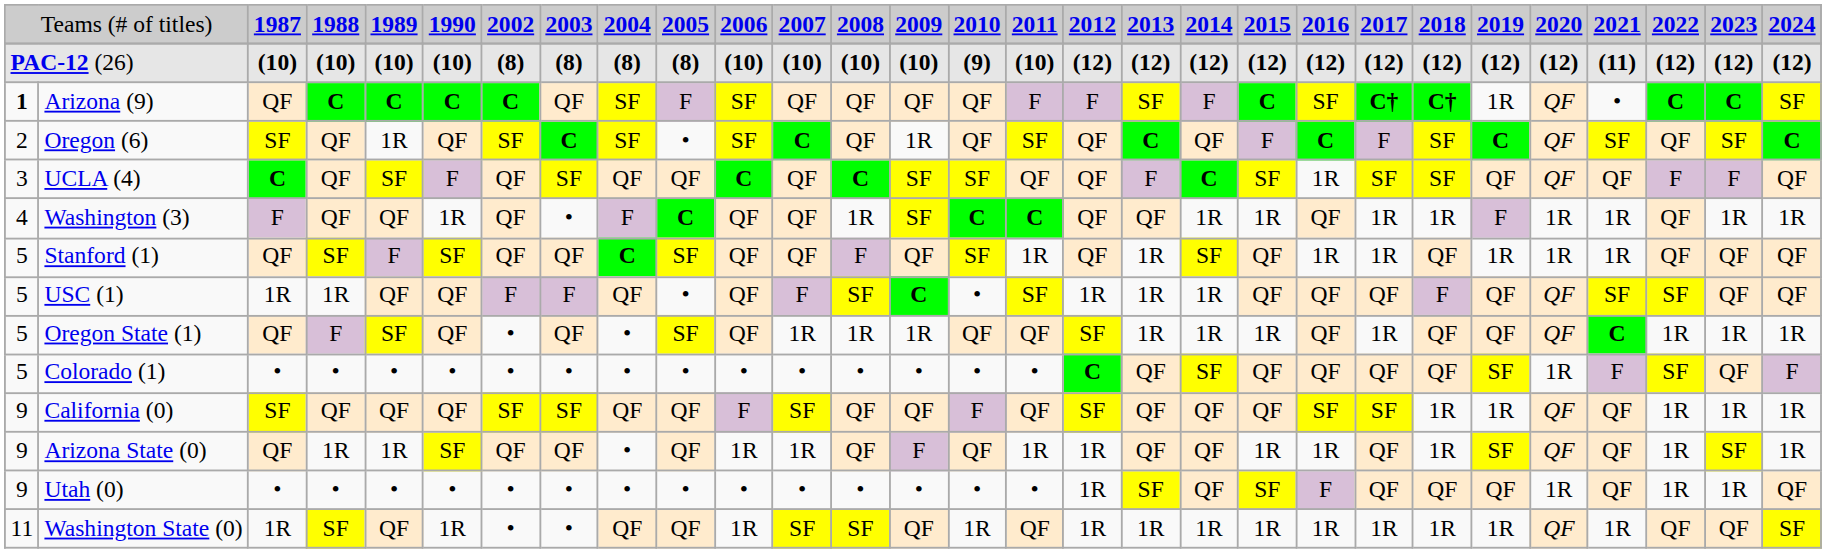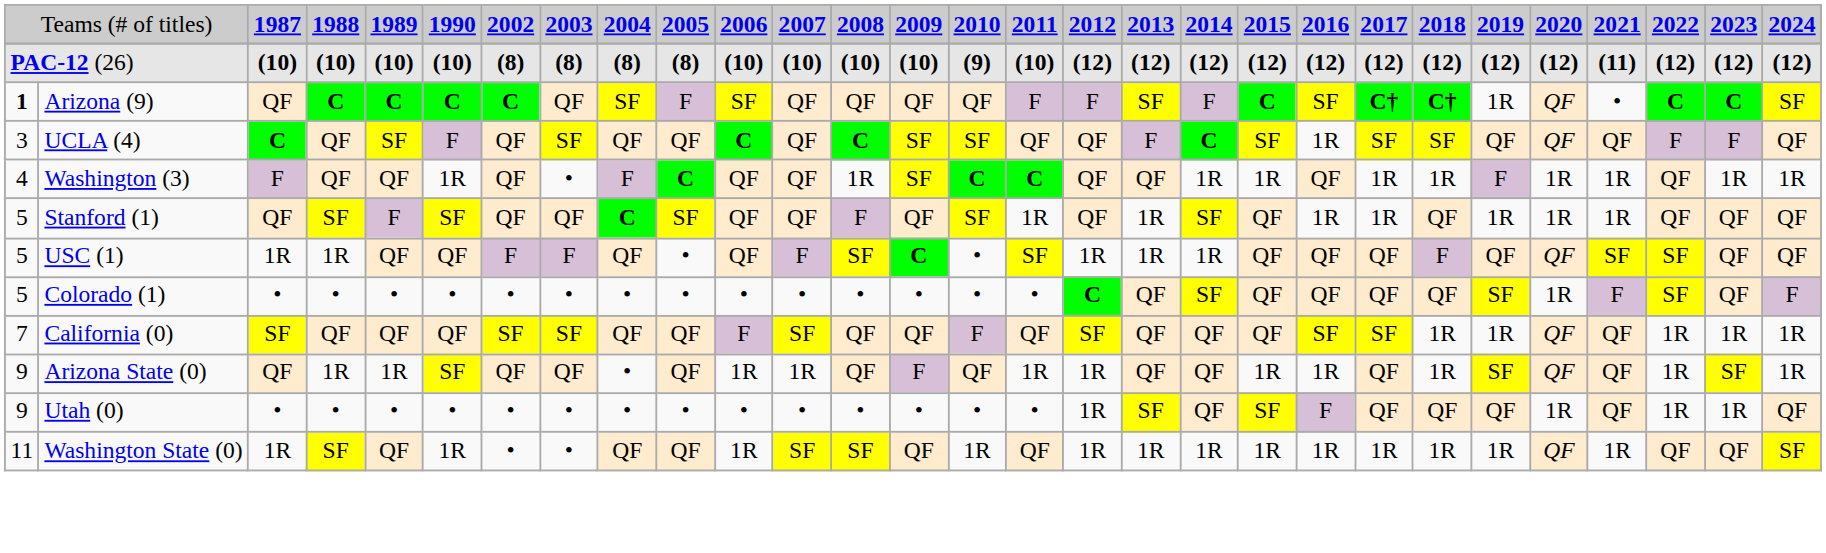- row: (96, 140)
- row: (123, 334)
(22, 411) 9 -> (22, 334) 7
